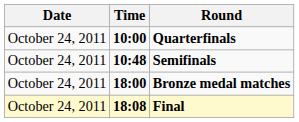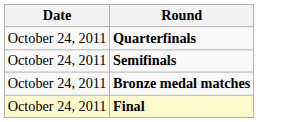- column: (130, 15)
